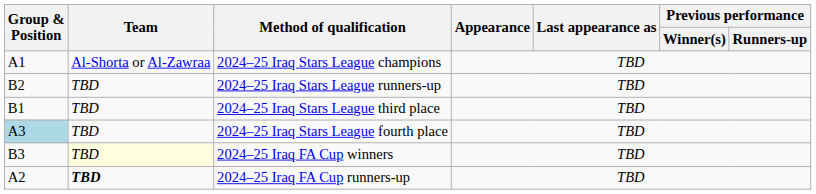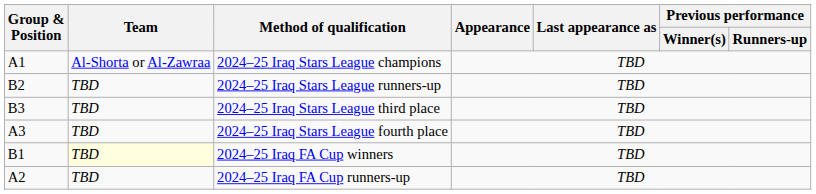(16, 108) B1 -> (16, 108) B3
(17, 131) lightblue background -> (17, 131) no background
(16, 154) B3 -> (16, 154) B1
(86, 177) bold -> (85, 177) normal
